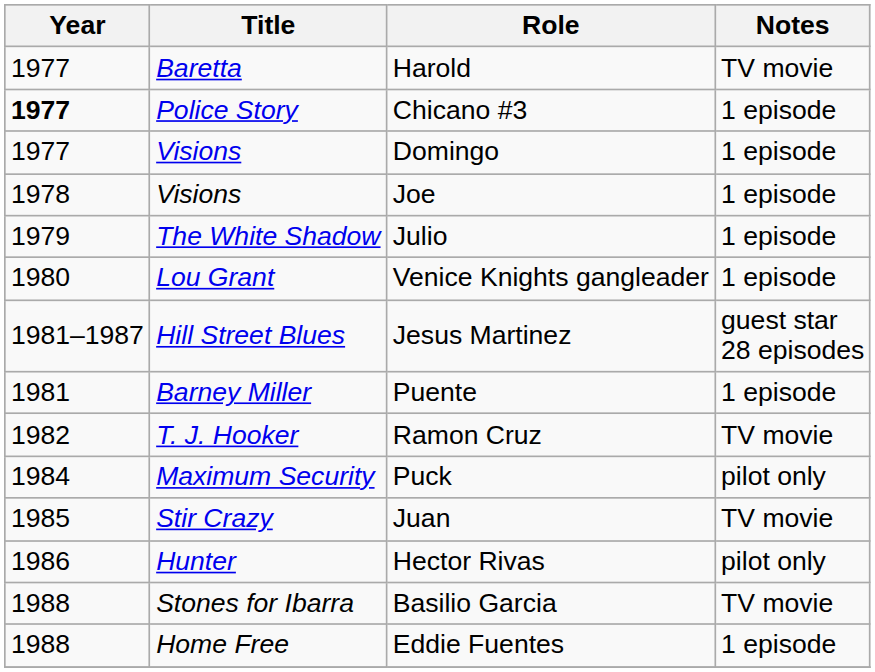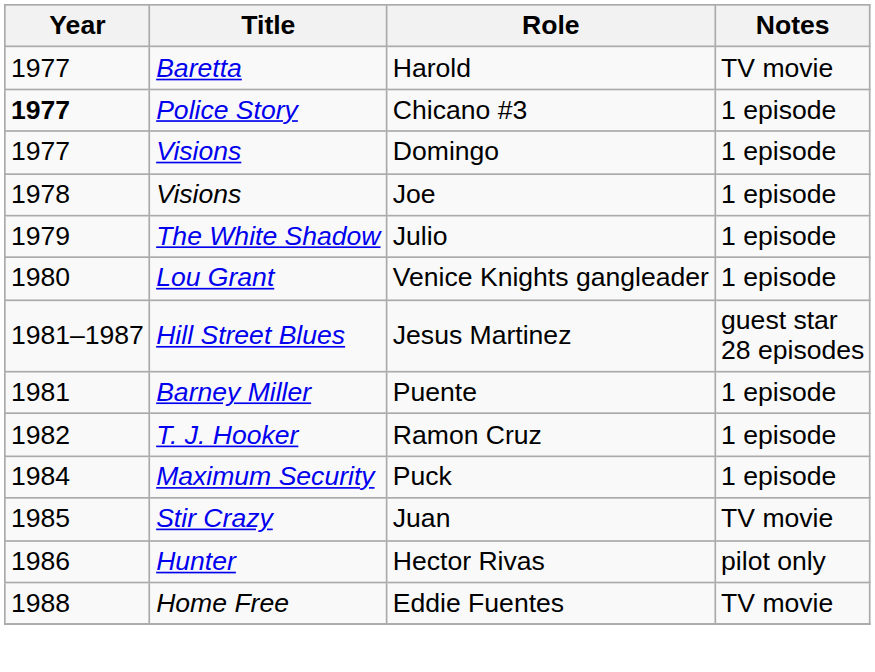(777, 434) TV movie -> (779, 434) 1 episode
(773, 476) pilot only -> (779, 476) 1 episode
- row: (475, 603)
(779, 645) 1 episode -> (777, 603) TV movie
